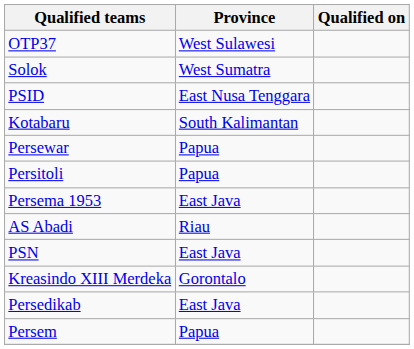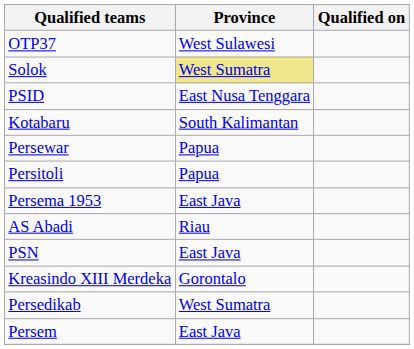(225, 69) no background -> (225, 69) khaki background
(210, 305) East Java -> (225, 305) West Sumatra
(199, 331) Papua -> (210, 331) East Java
